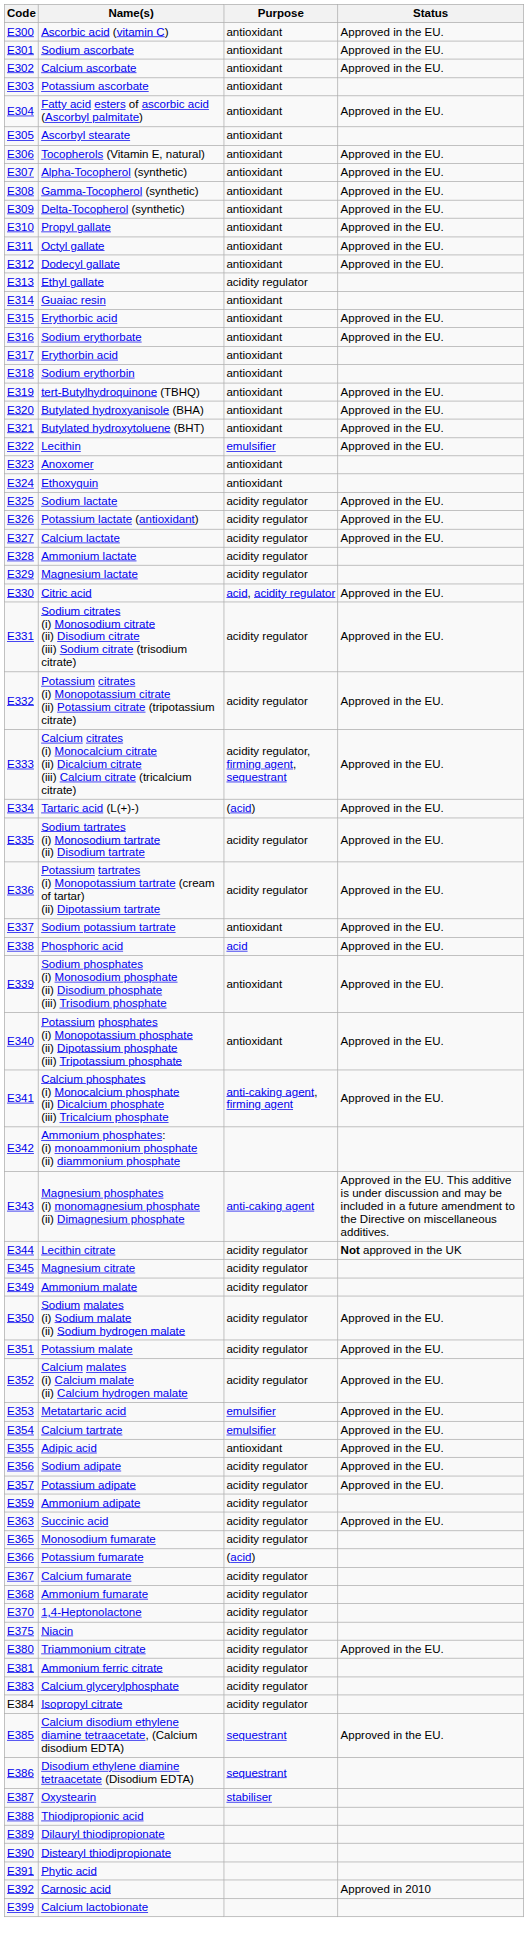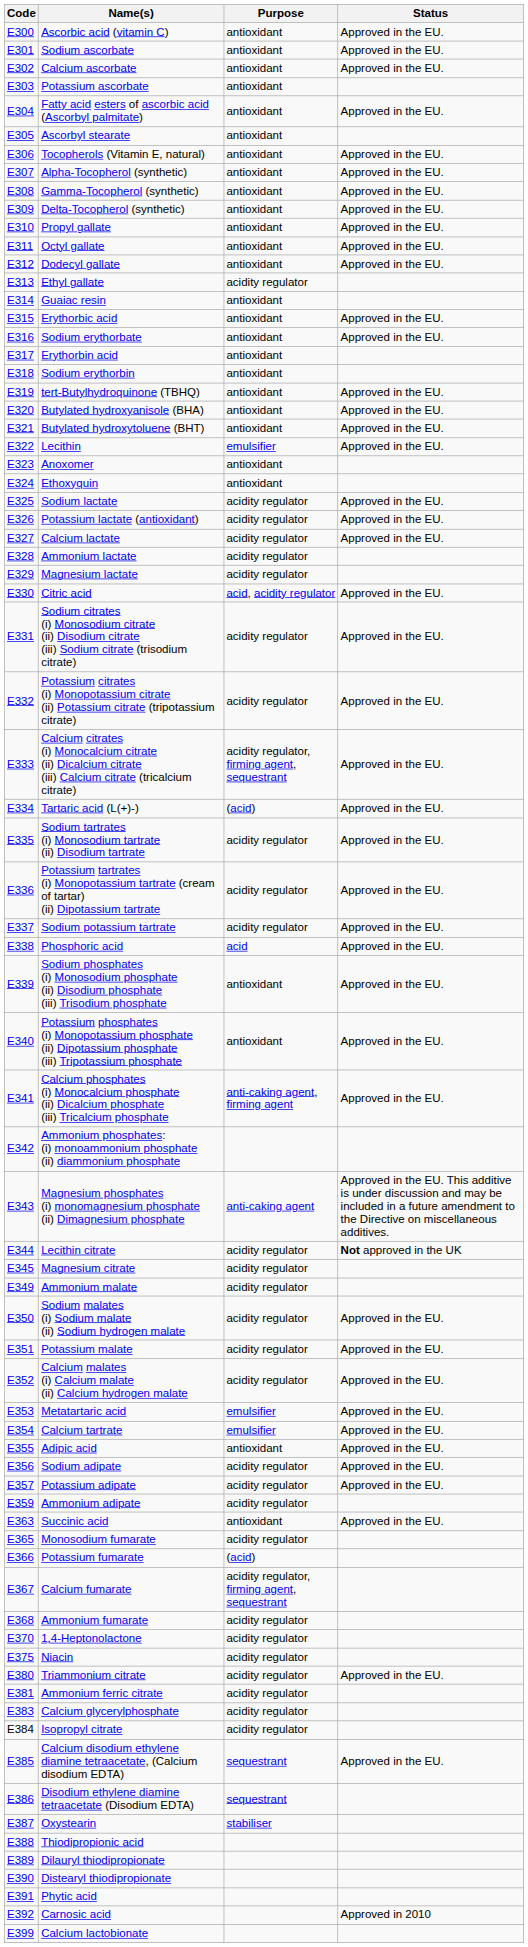(254, 928) antioxidant -> (267, 928) acidity regulator
(267, 1521) acidity regulator -> (254, 1521) antioxidant
(267, 1576) acidity regulator -> (268, 1589) acidity regulator, firming agent, sequestrant
